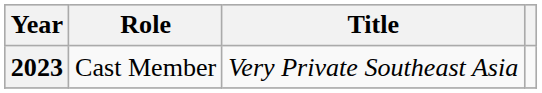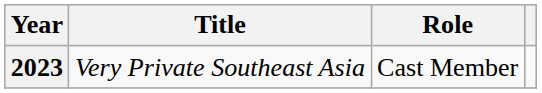columns swapped: (373, 25) <-> (146, 25)
